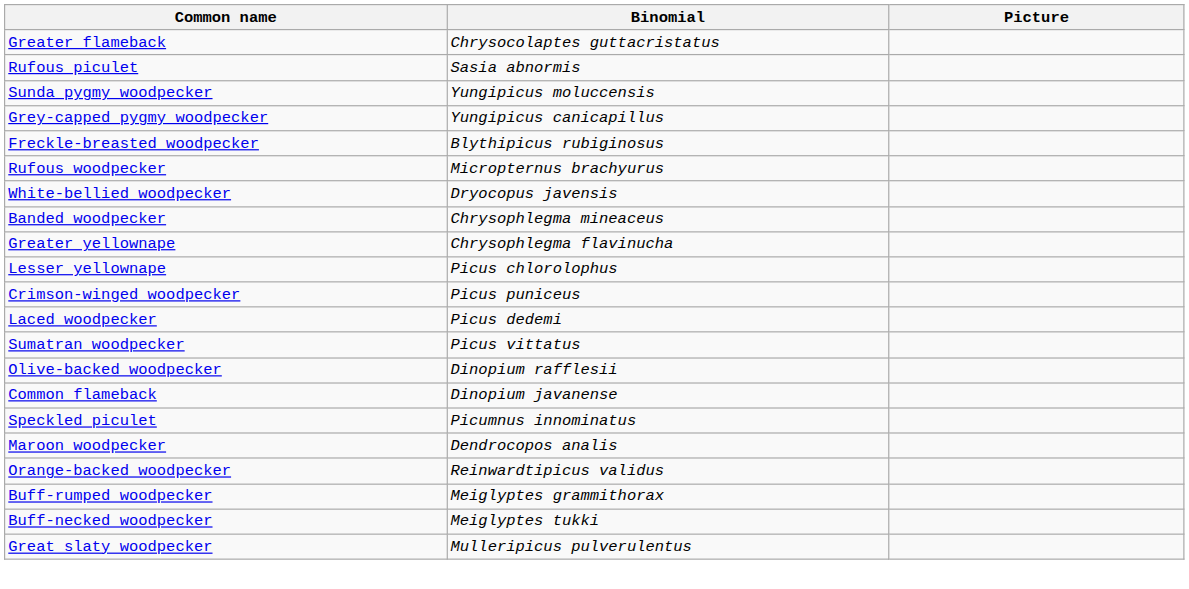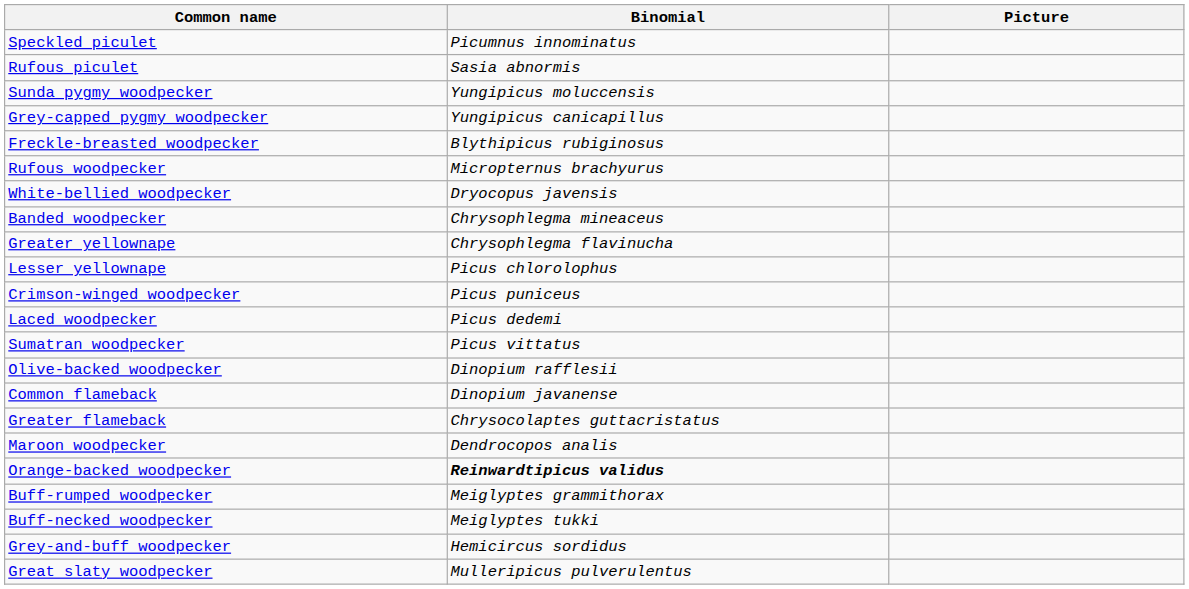rows swapped: (83, 421) <-> (87, 42)
(557, 471) normal -> (557, 471) bold
+ row: (120, 547)
